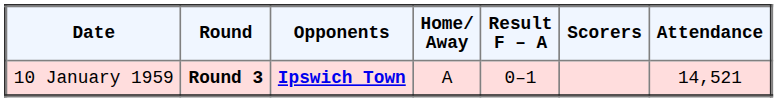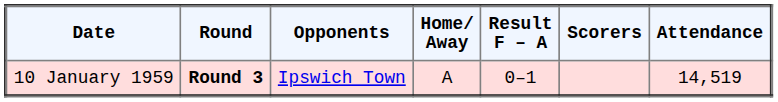(342, 78) bold -> (342, 78) normal
(710, 78) 14,521 -> (710, 78) 14,519
